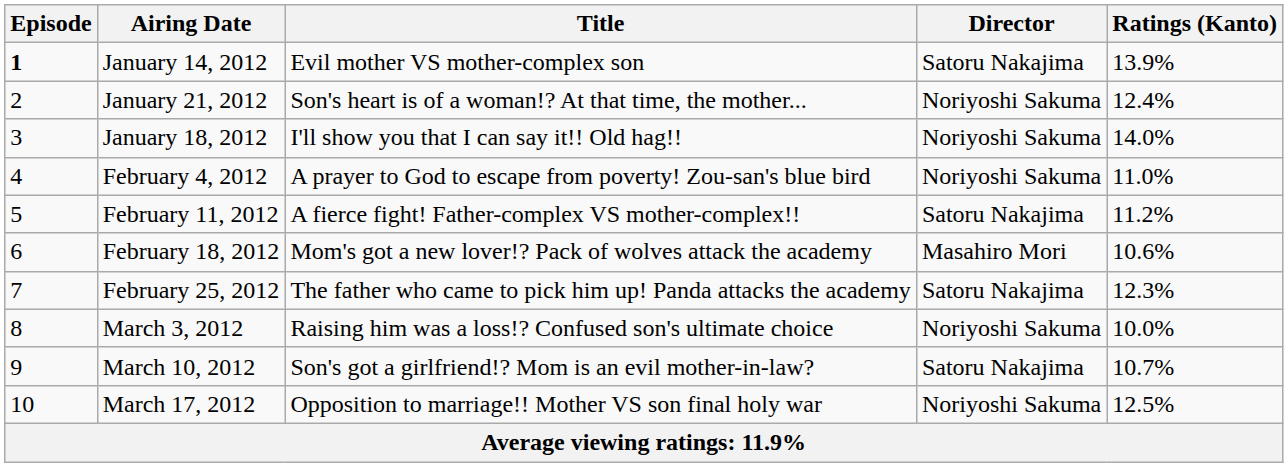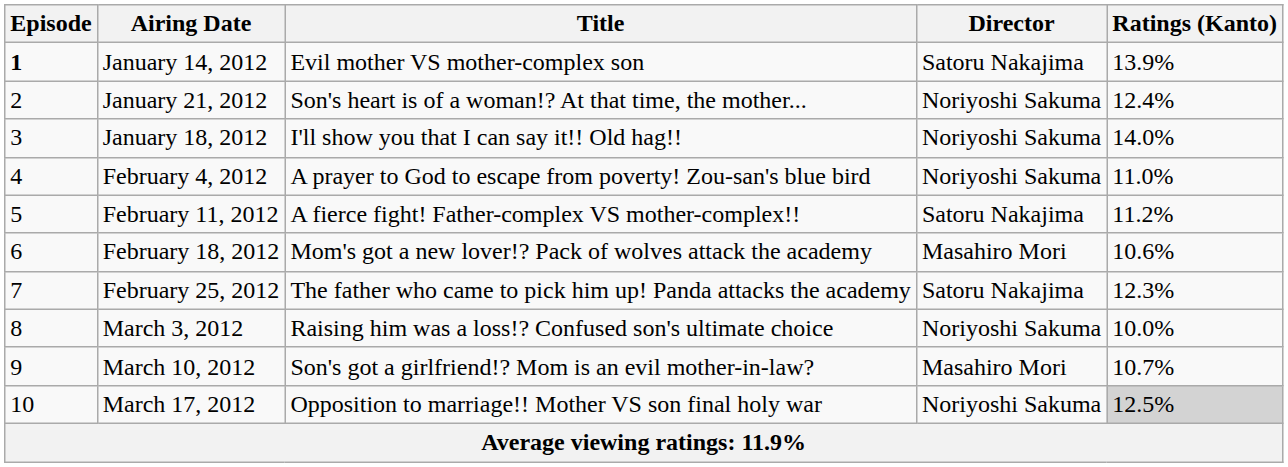(1003, 366) Satoru Nakajima -> (994, 366) Masahiro Mori
(1143, 404) no background -> (1143, 404) lightgrey background
